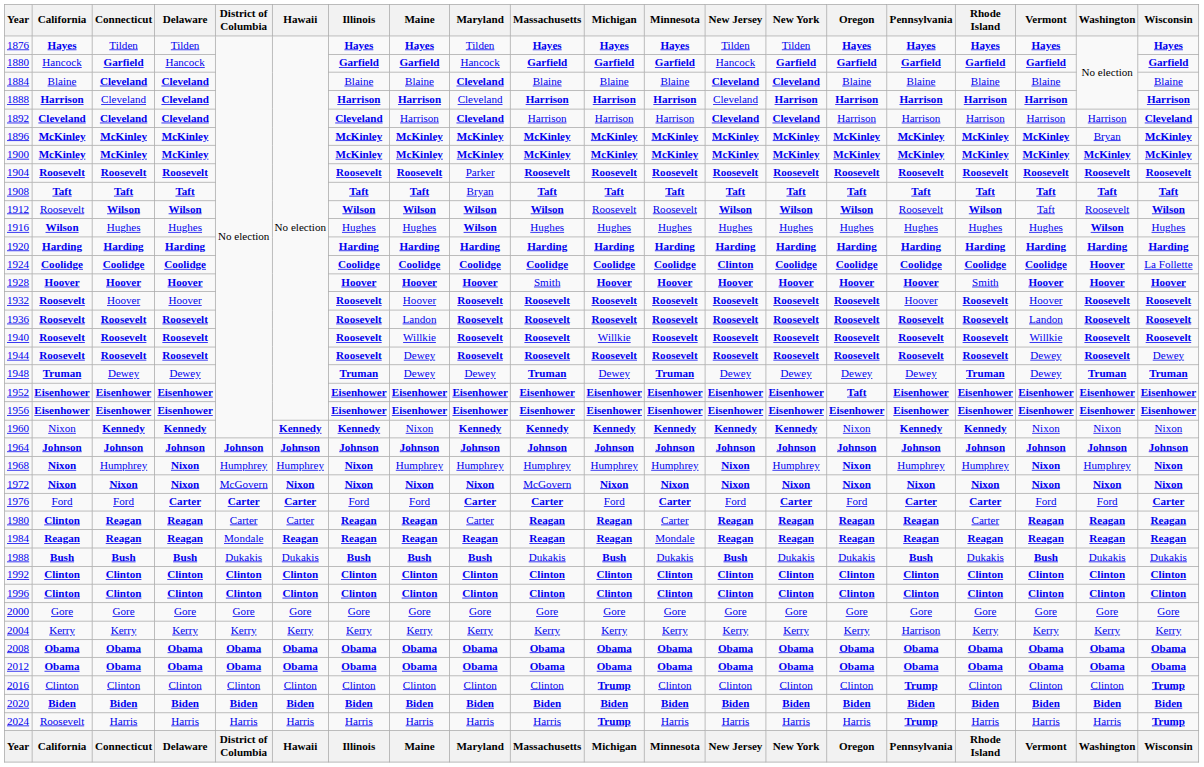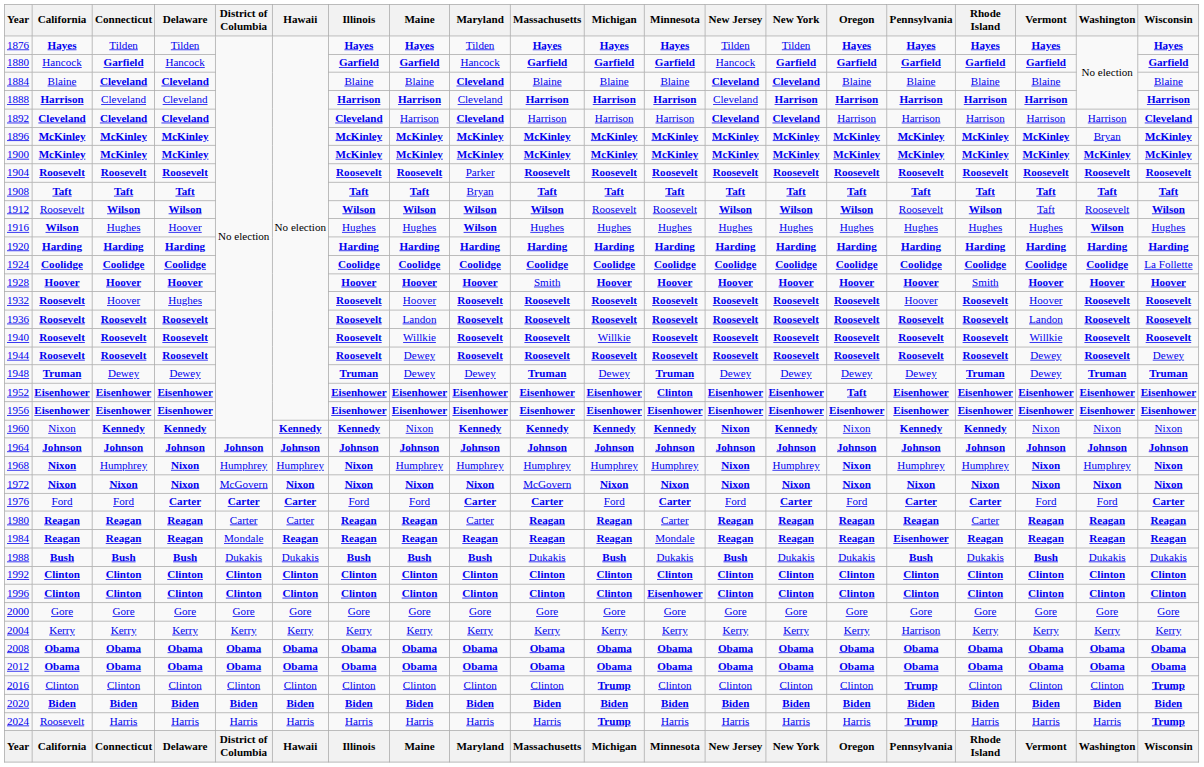(185, 100) bold -> (185, 100) normal
(185, 228) Hughes -> (185, 228) Hoover
(735, 264) Clinton -> (735, 264) Coolidge
(1107, 264) Hoover -> (1107, 264) Coolidge
(185, 301) Hoover -> (185, 301) Hughes
(675, 392) Eisenhower -> (675, 392) Clinton
(735, 429) Kennedy -> (735, 429) Nixon
(62, 520) Clinton -> (62, 520) Reagan
(921, 539) Reagan -> (921, 539) Eisenhower
(675, 594) Clinton -> (675, 594) Eisenhower
